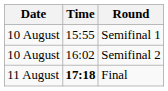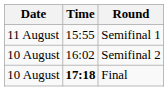(33, 34) 10 August -> (33, 34) 11 August
(33, 75) 11 August -> (33, 75) 10 August
